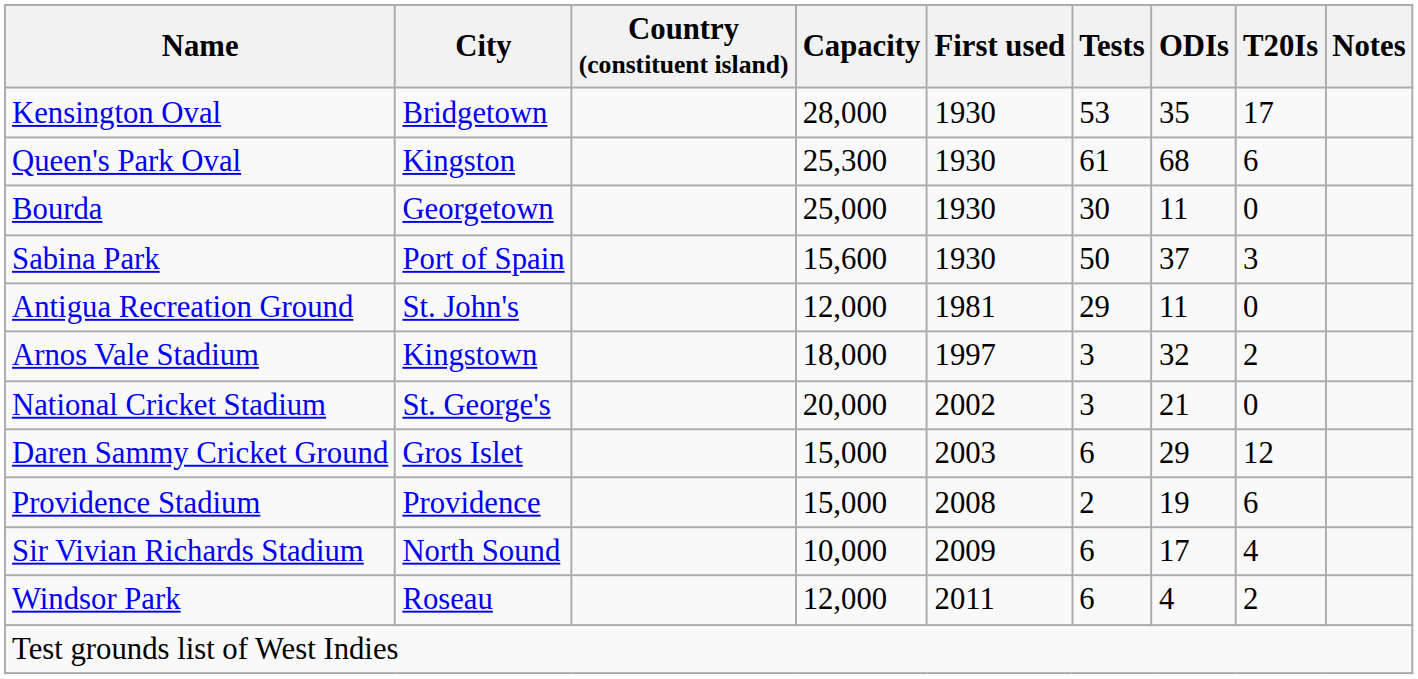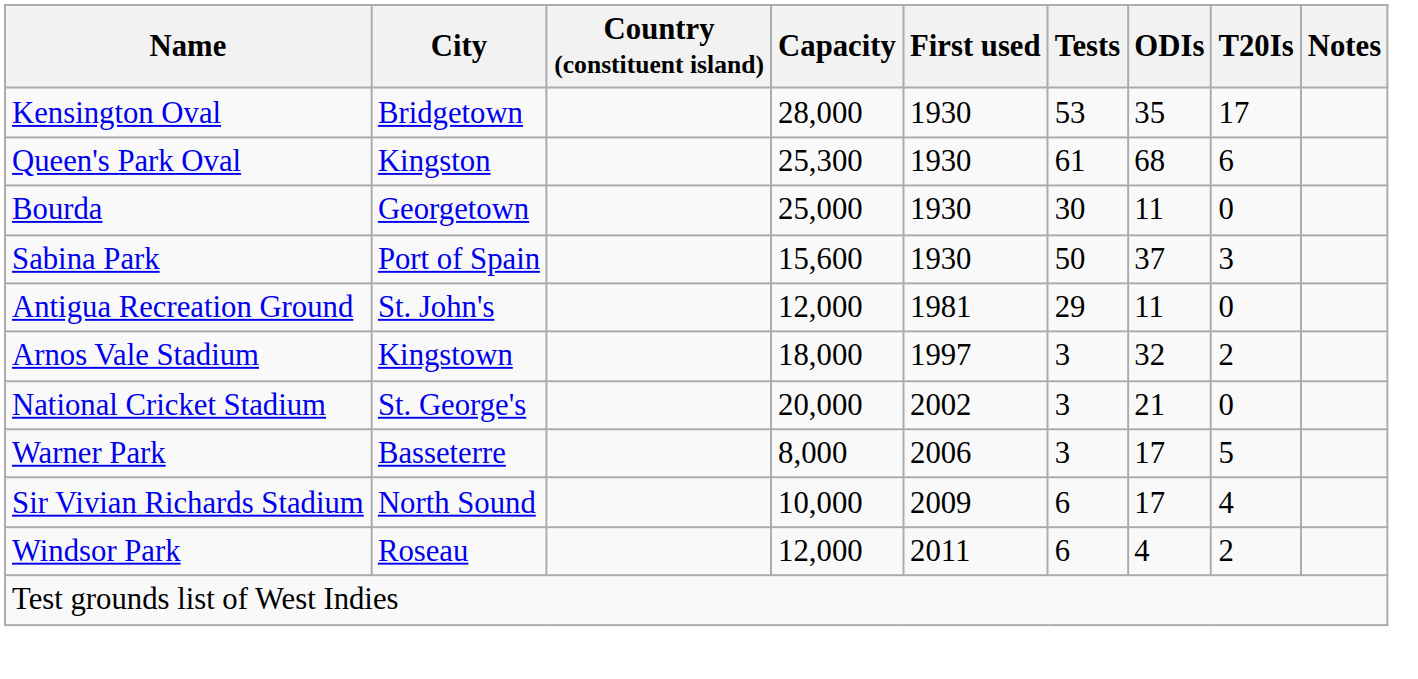- row: (200, 453)
+ row: (89, 453)
- row: (136, 501)
